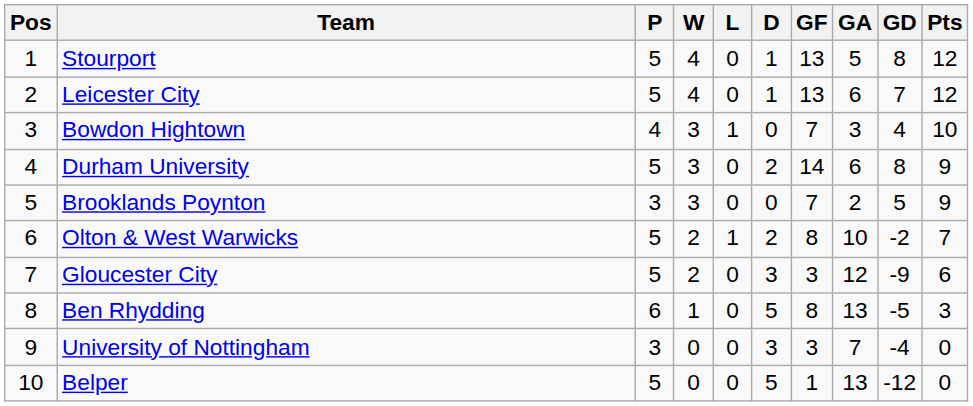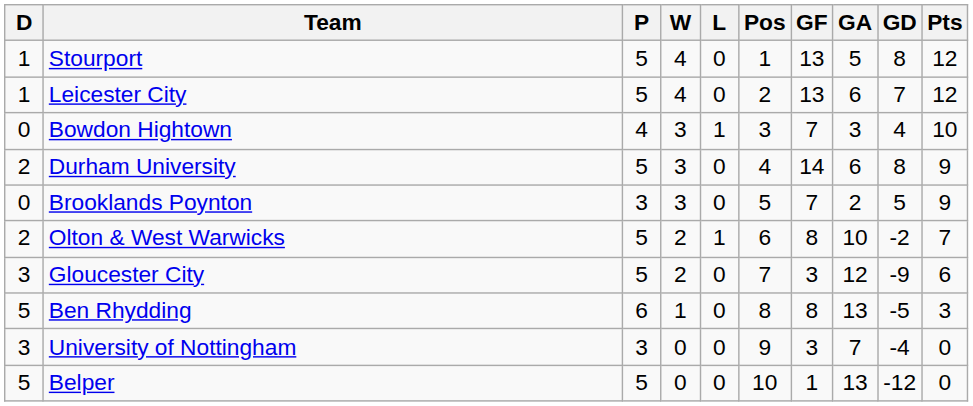columns swapped: (31, 22) <-> (771, 22)
